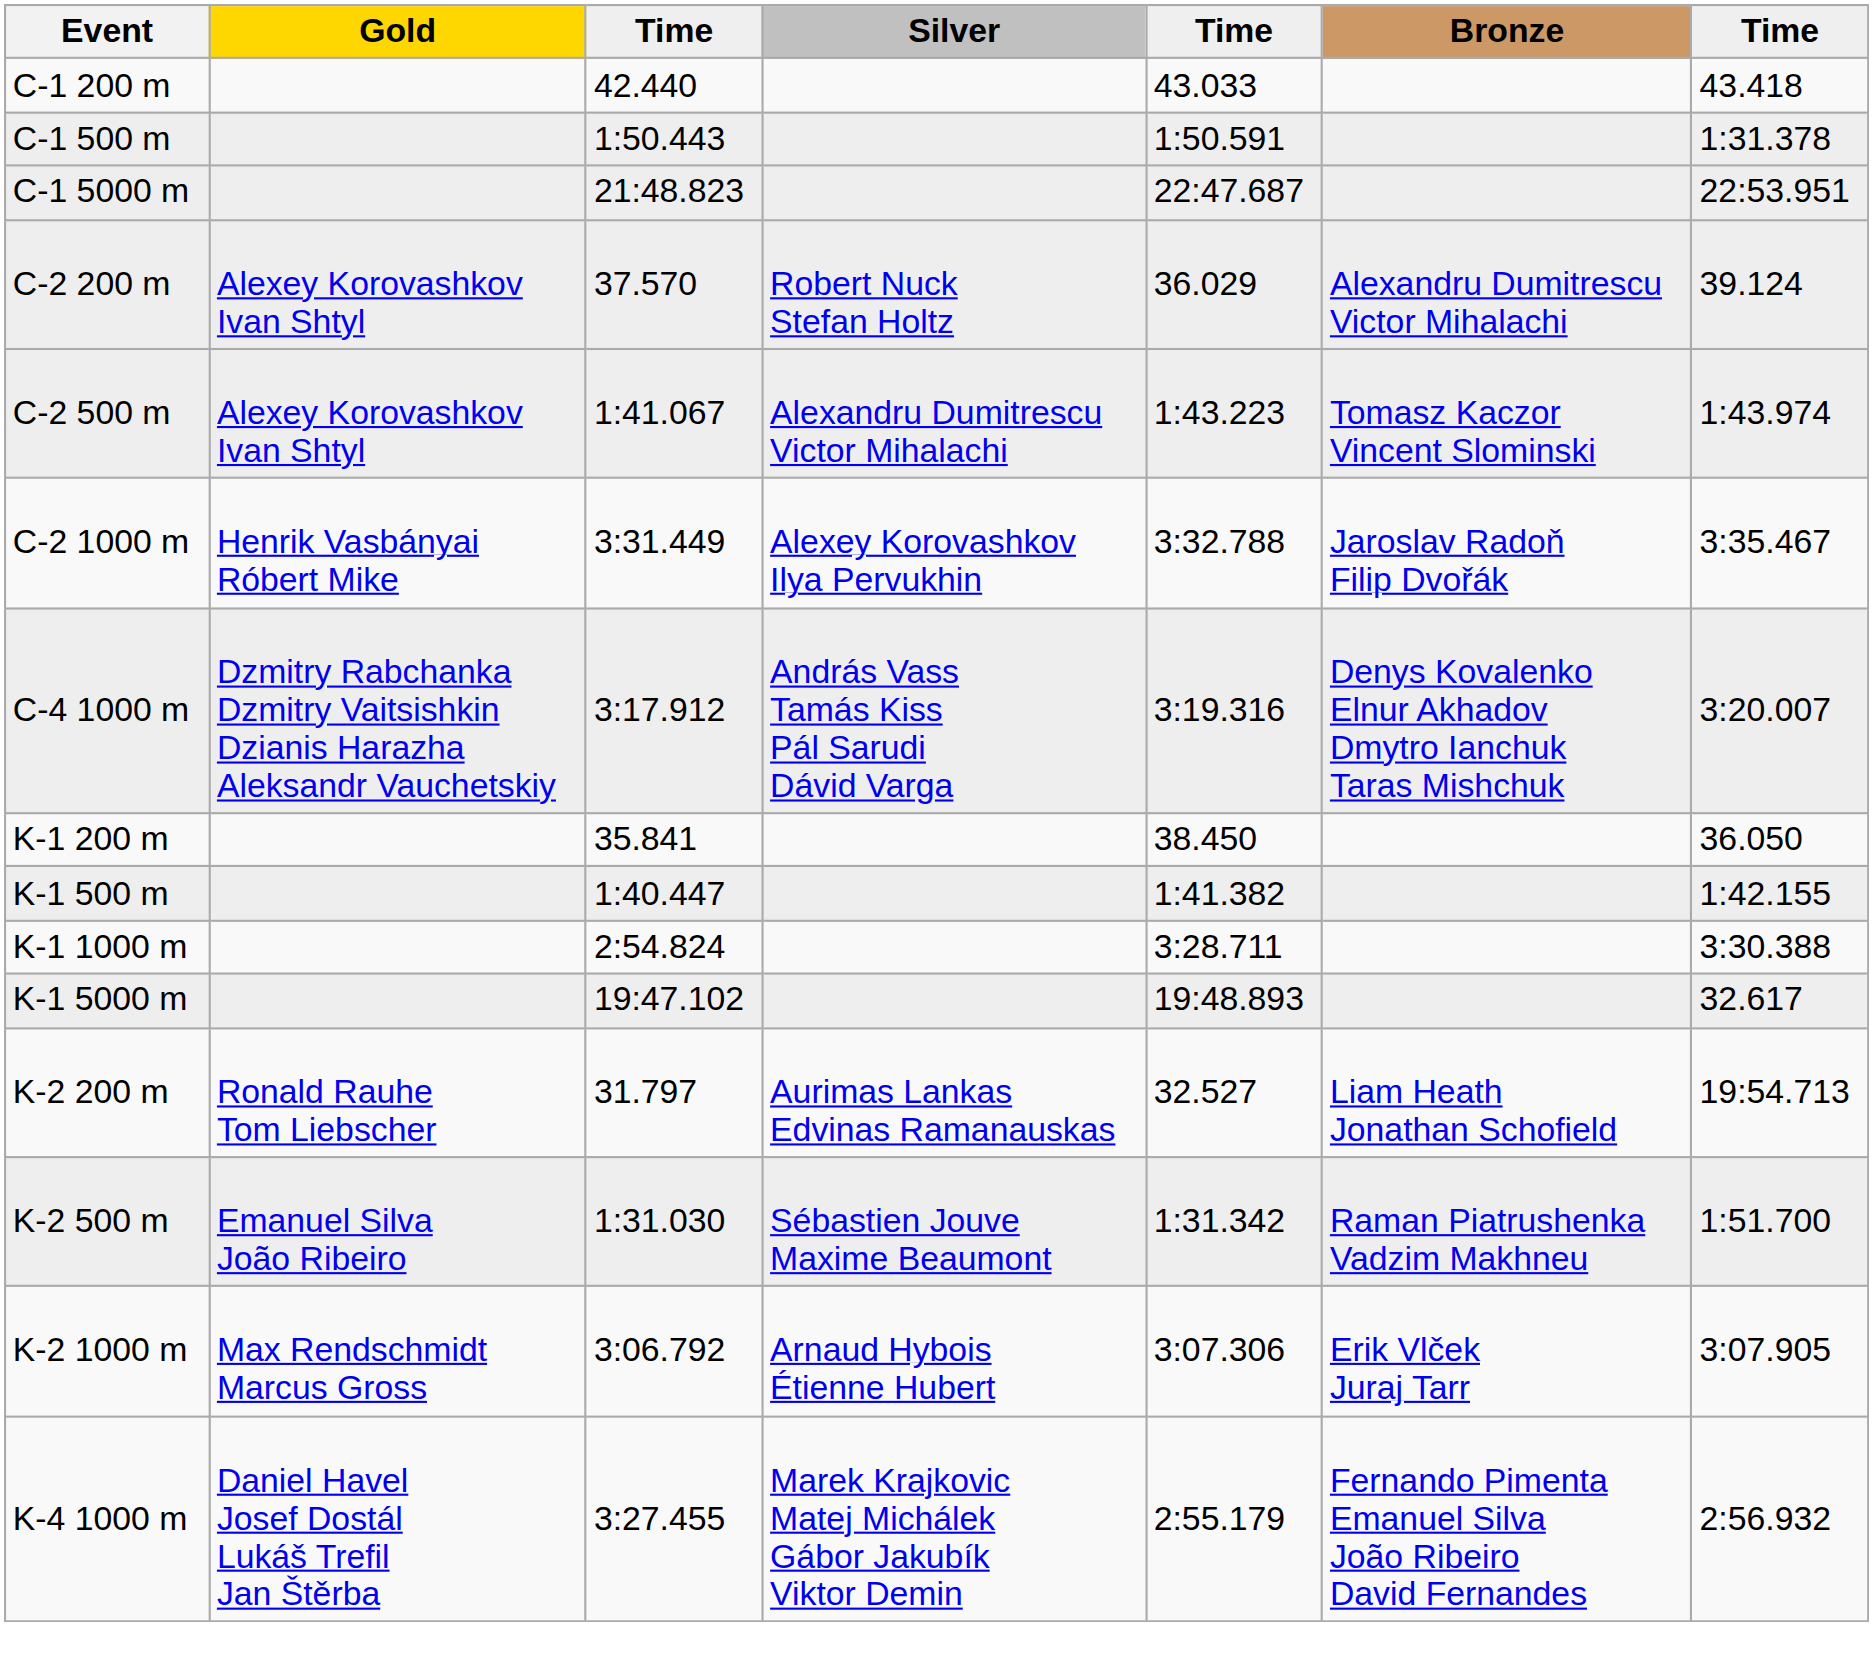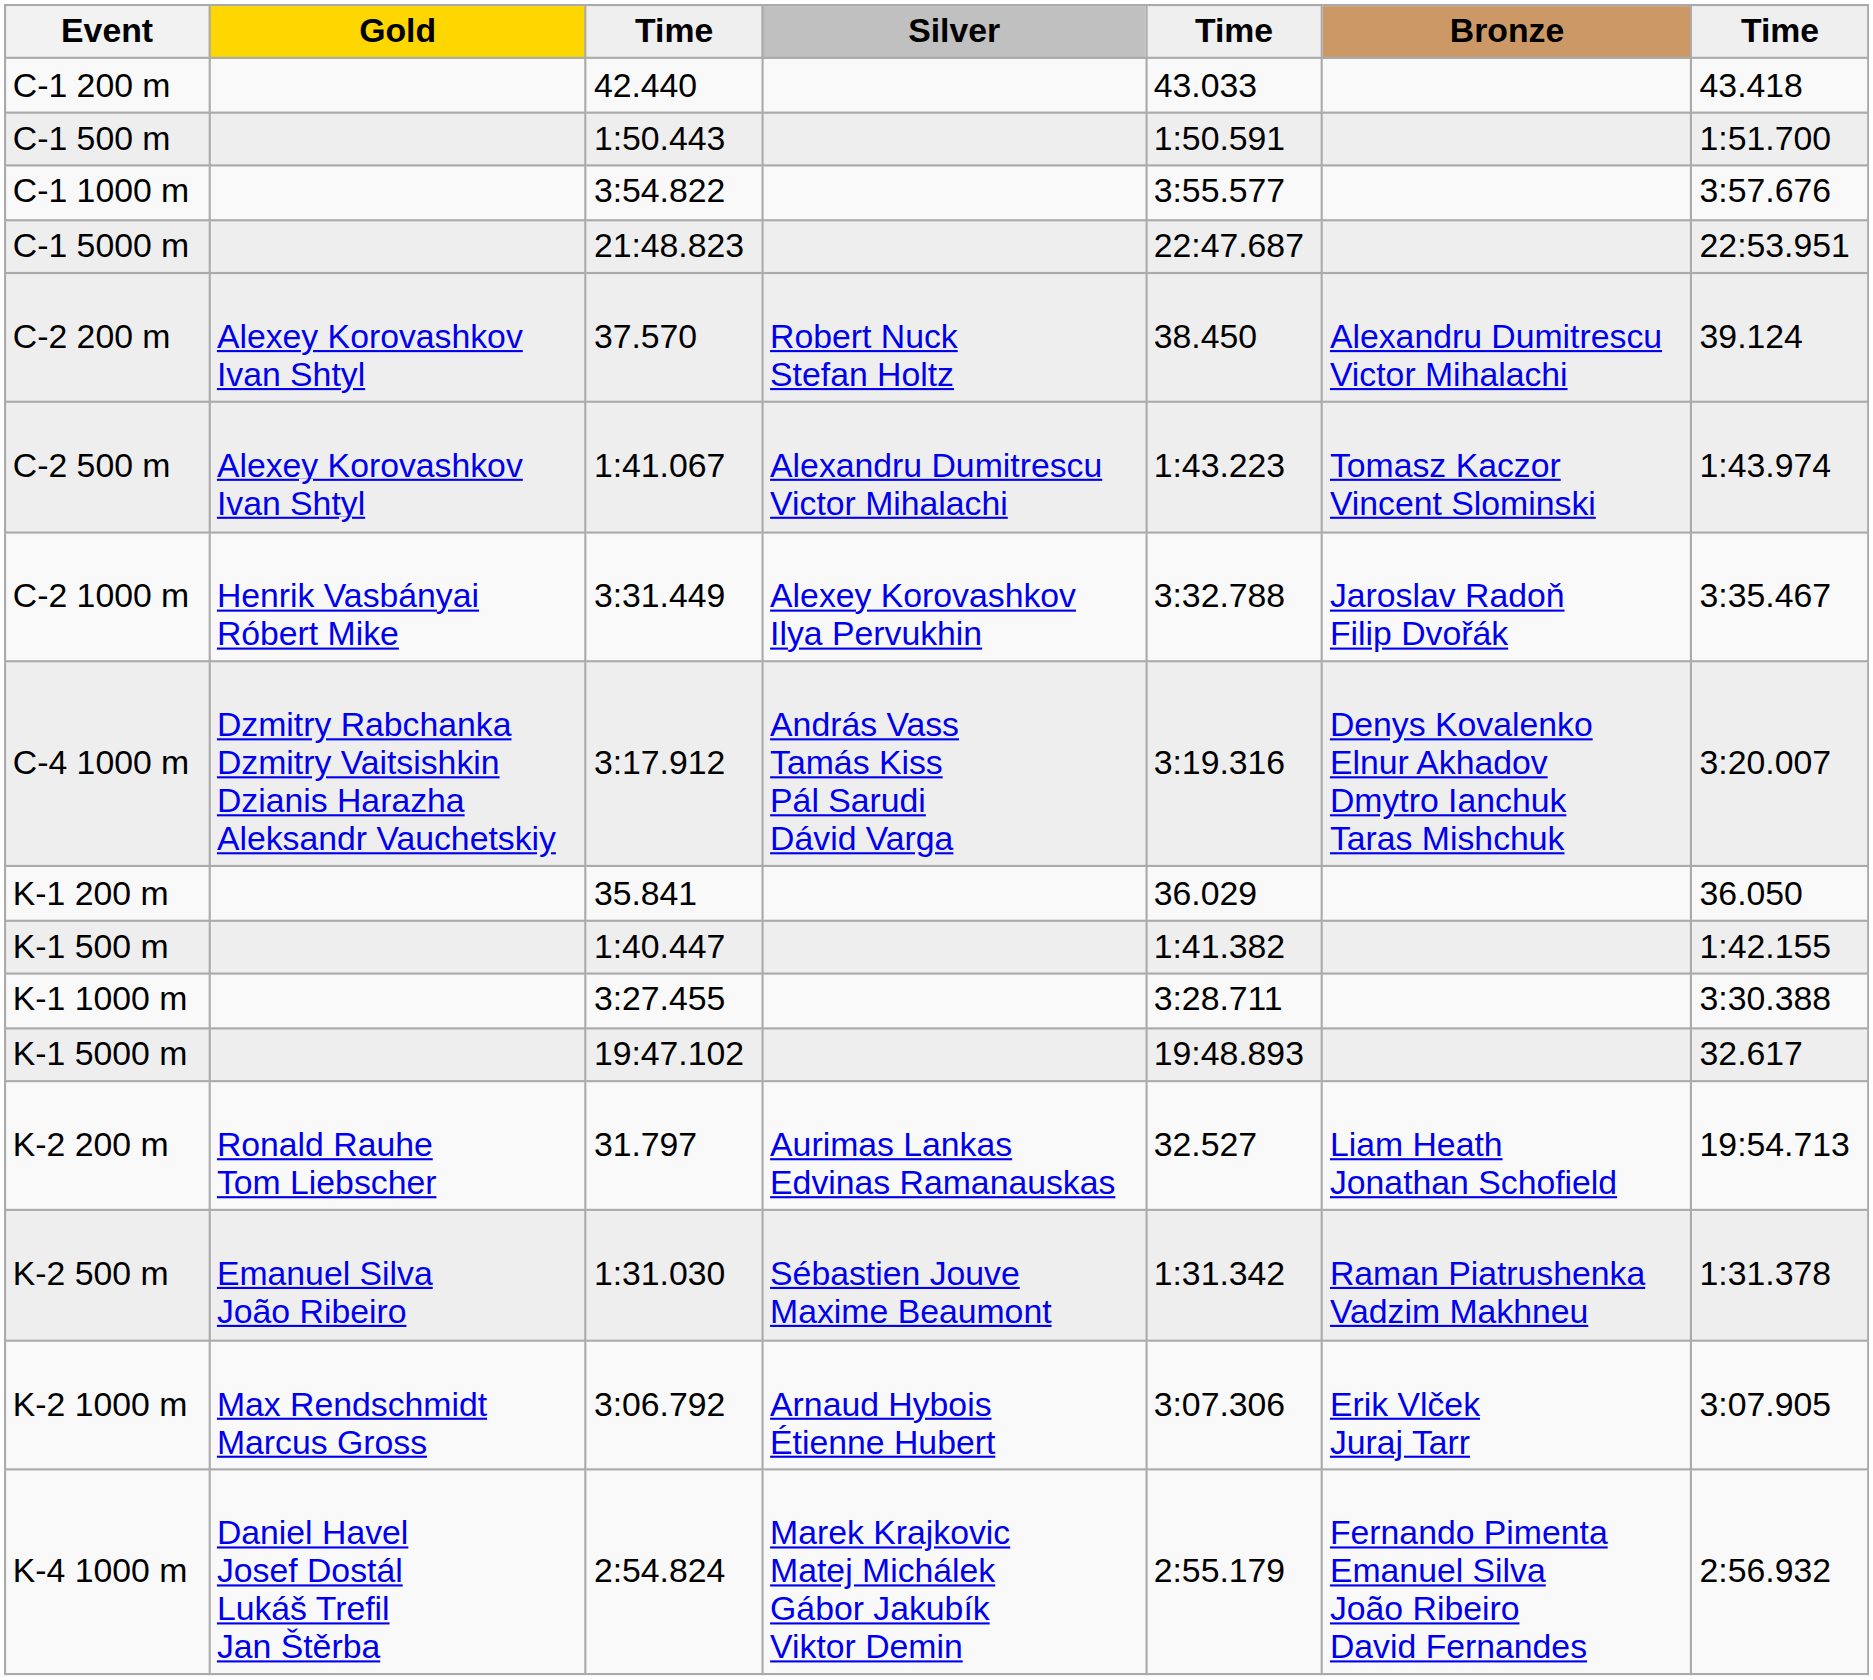(1765, 138) 1:31.378 -> (1765, 138) 1:51.700
+ row: (101, 191)
(1205, 283) 36.029 -> (1205, 336) 38.450
(1205, 839) 38.450 -> (1205, 892) 36.029
(660, 946) 2:54.824 -> (660, 1000) 3:27.455
(1765, 1221) 1:51.700 -> (1765, 1274) 1:31.378
(660, 1518) 3:27.455 -> (660, 1571) 2:54.824
